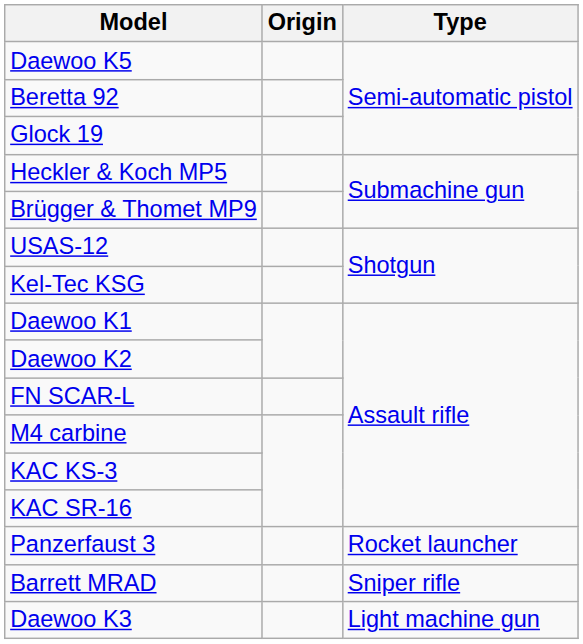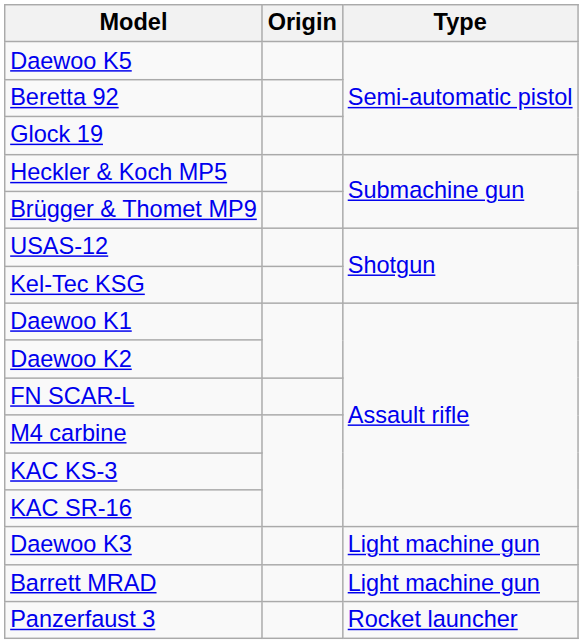rows swapped: (71, 619) <-> (83, 545)
(404, 582) Sniper rifle -> (444, 582) Light machine gun
